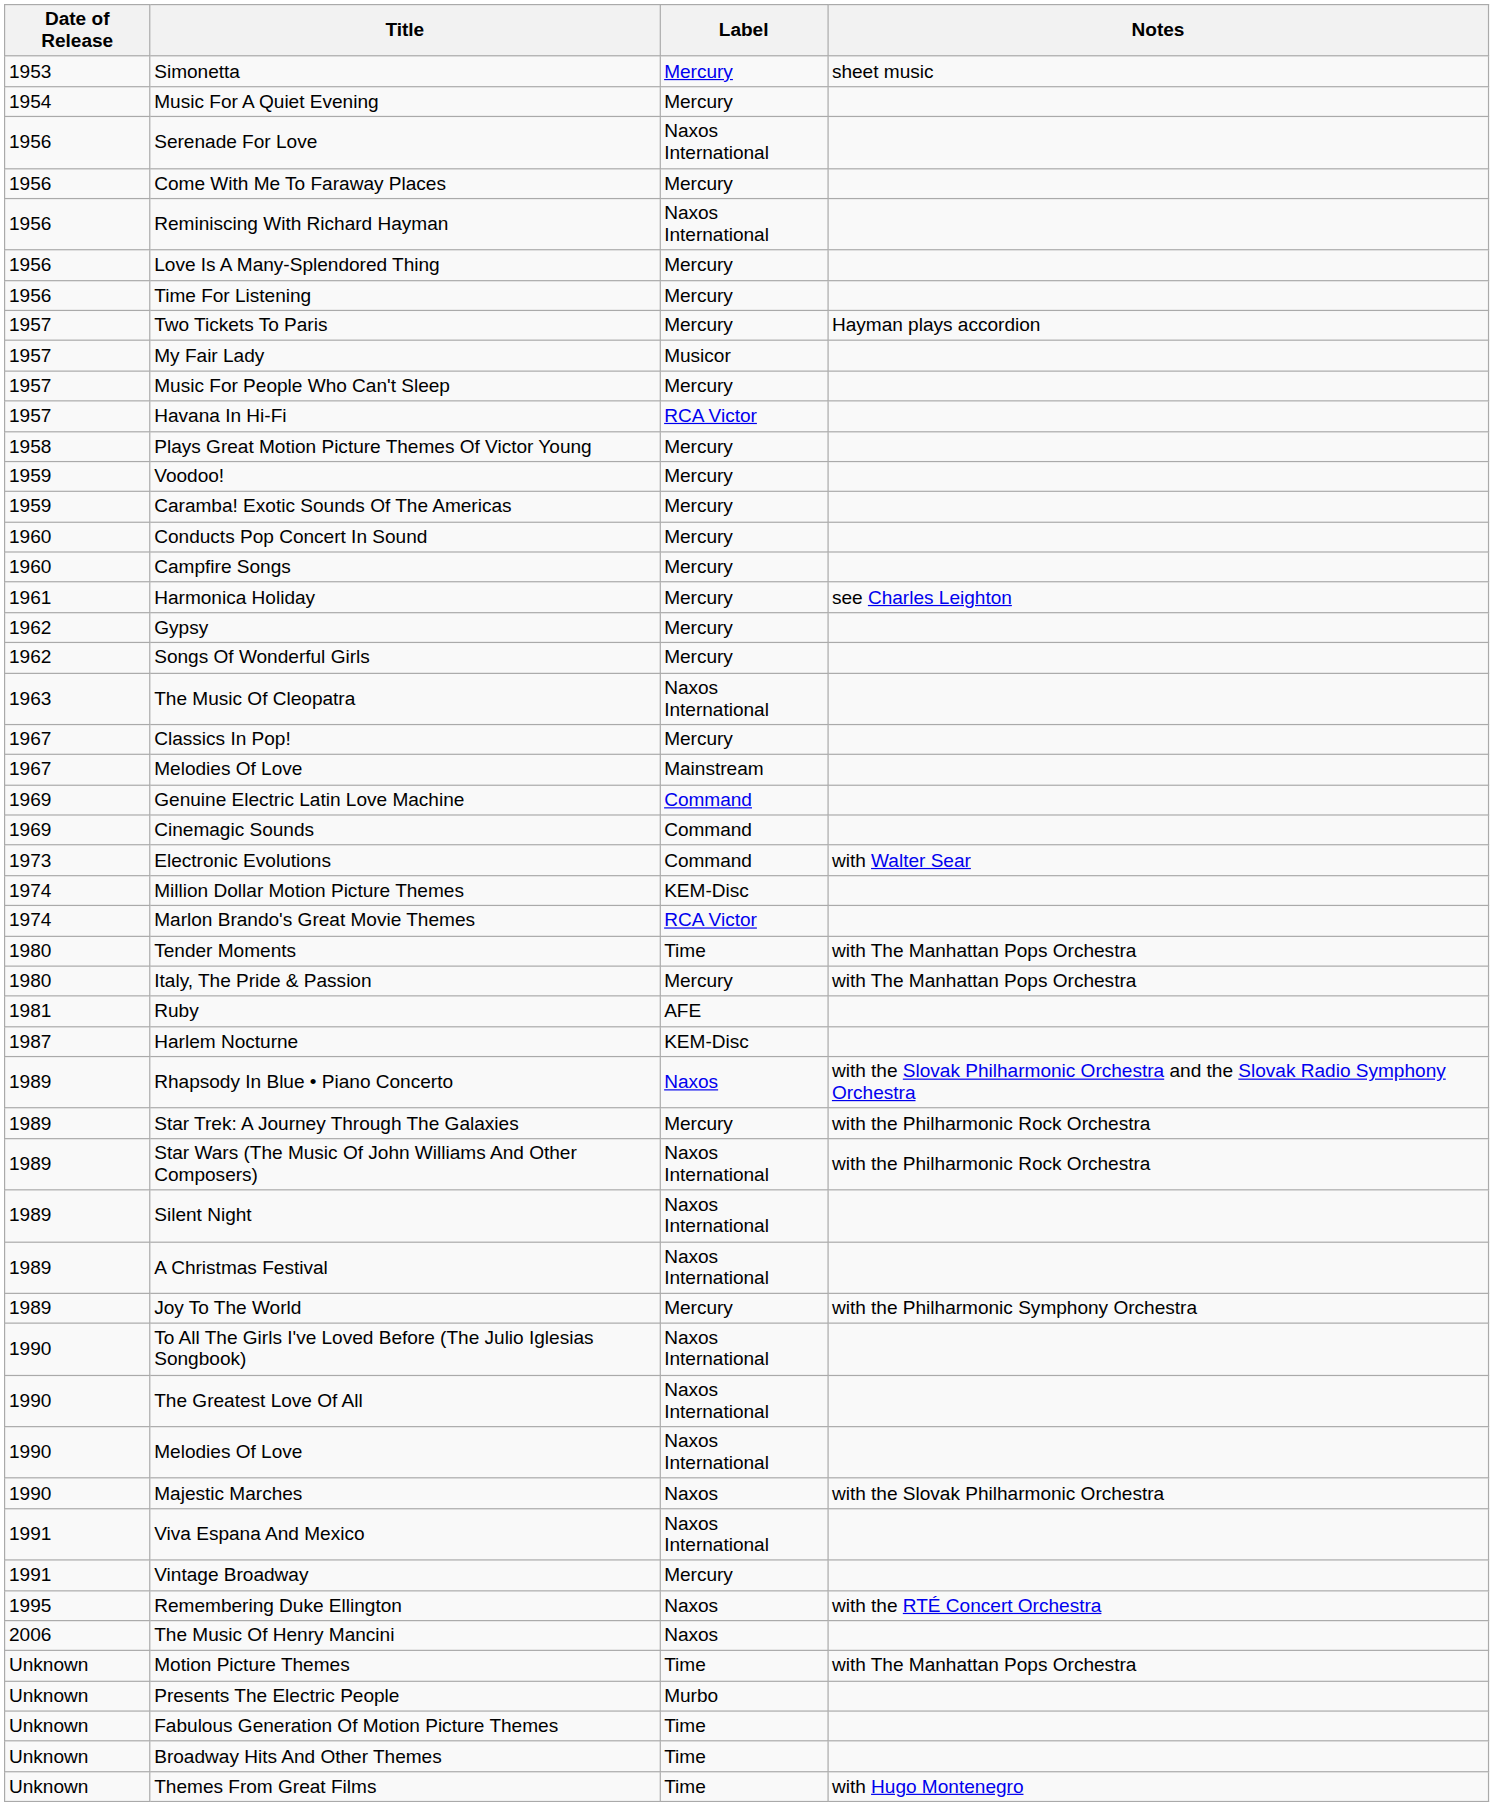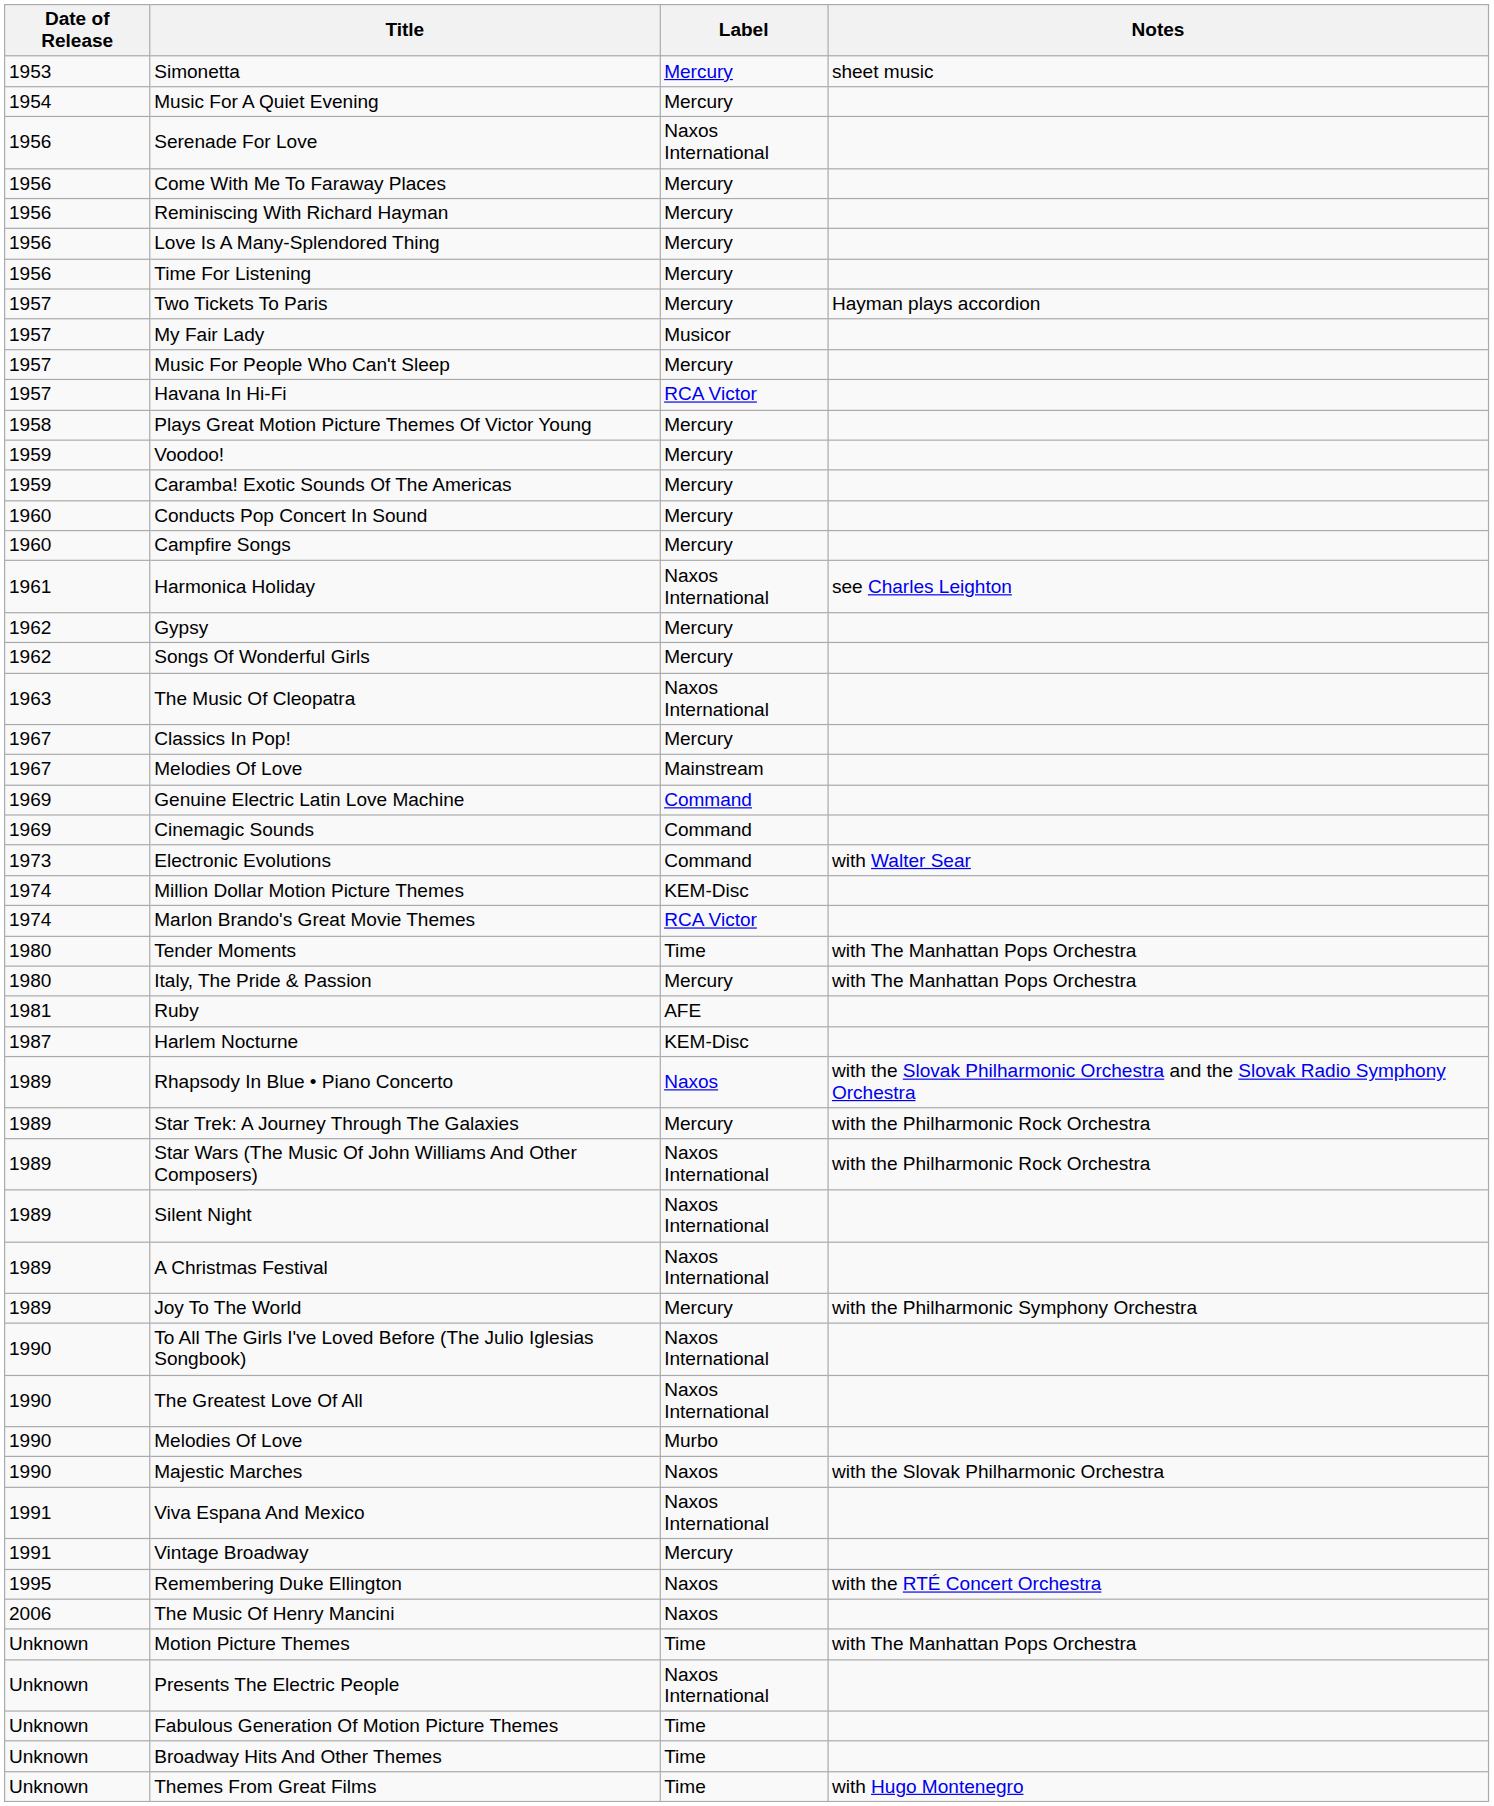(717, 224) Naxos International -> (699, 213) Mercury
(699, 597) Mercury -> (717, 586) Naxos International
(717, 1452) Naxos International -> (691, 1441) Murbo
(691, 1695) Murbo -> (717, 1685) Naxos International
